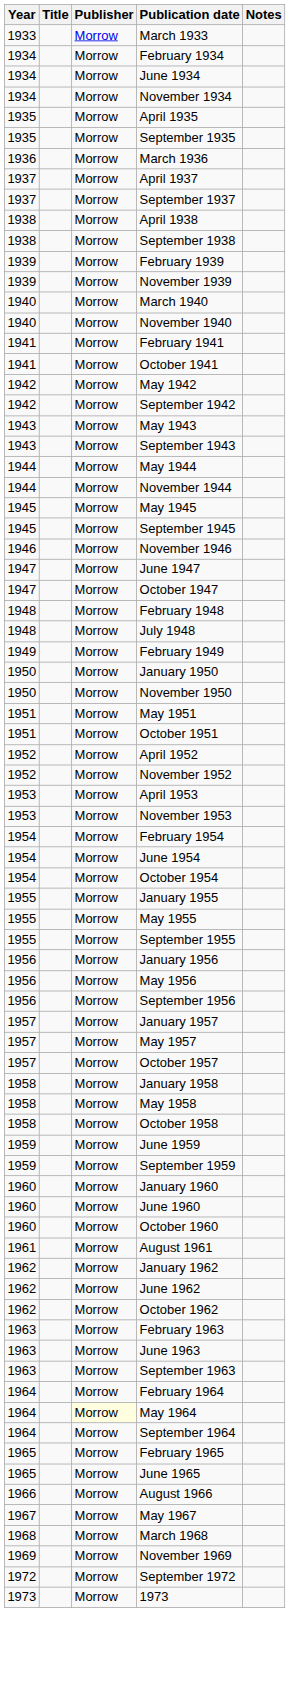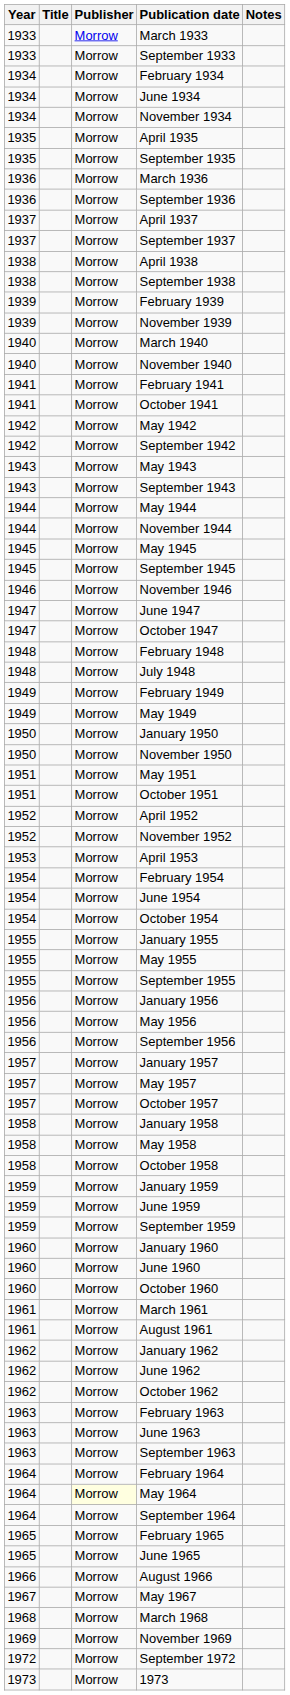+ row: (188, 55)
+ row: (188, 199)
+ row: (168, 713)
- row: (186, 816)
+ row: (179, 1186)
+ row: (174, 1309)
